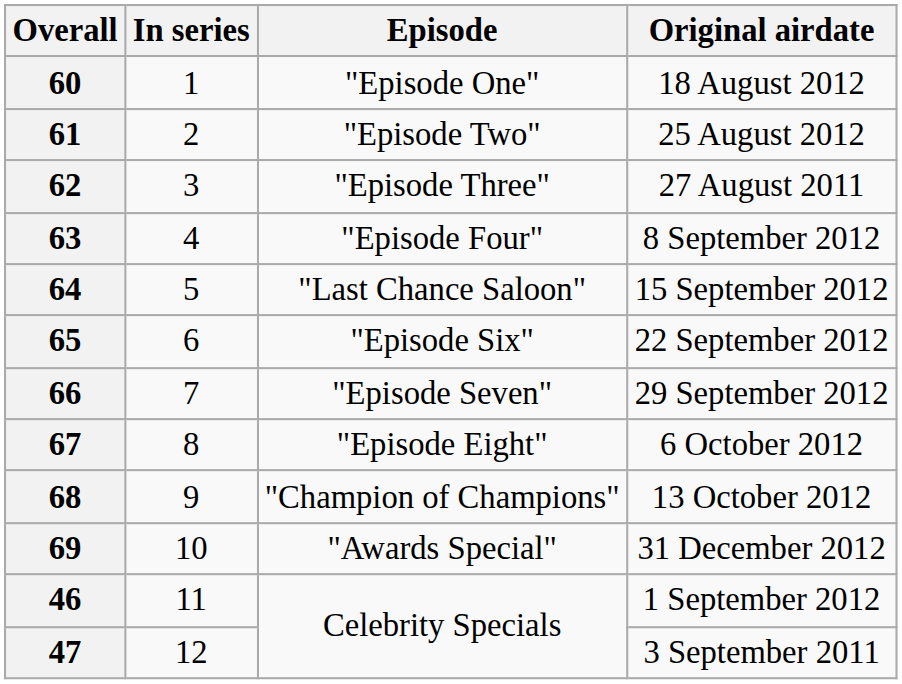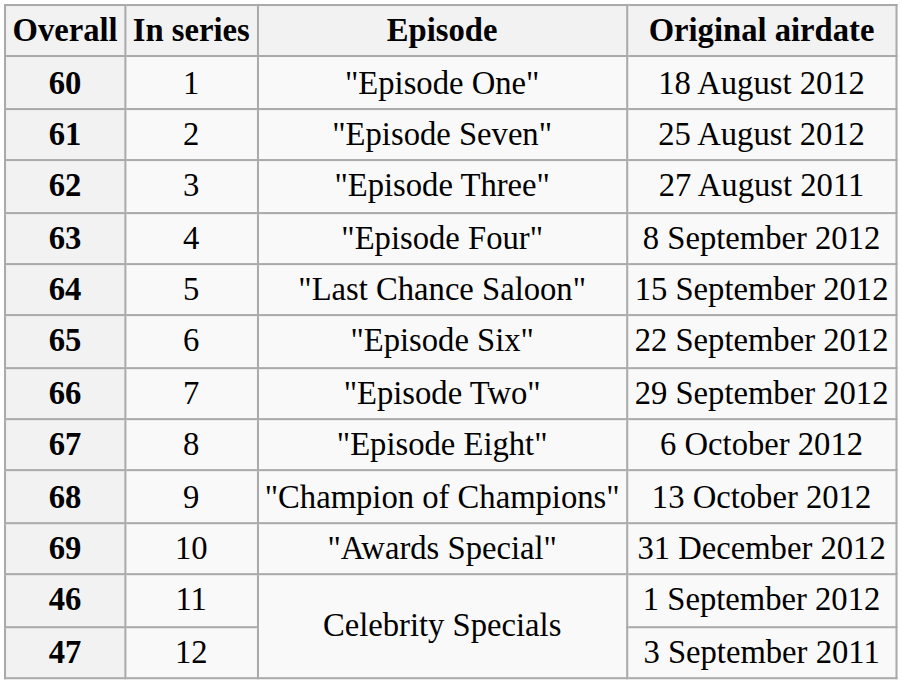(442, 133) "Episode Two" -> (442, 133) "Episode Seven"
(442, 392) "Episode Seven" -> (442, 392) "Episode Two"
